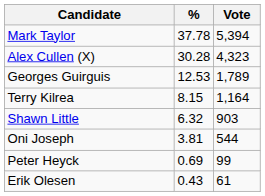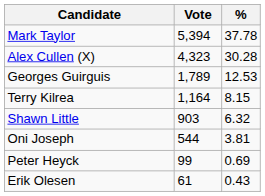columns swapped: (237, 14) <-> (194, 14)
